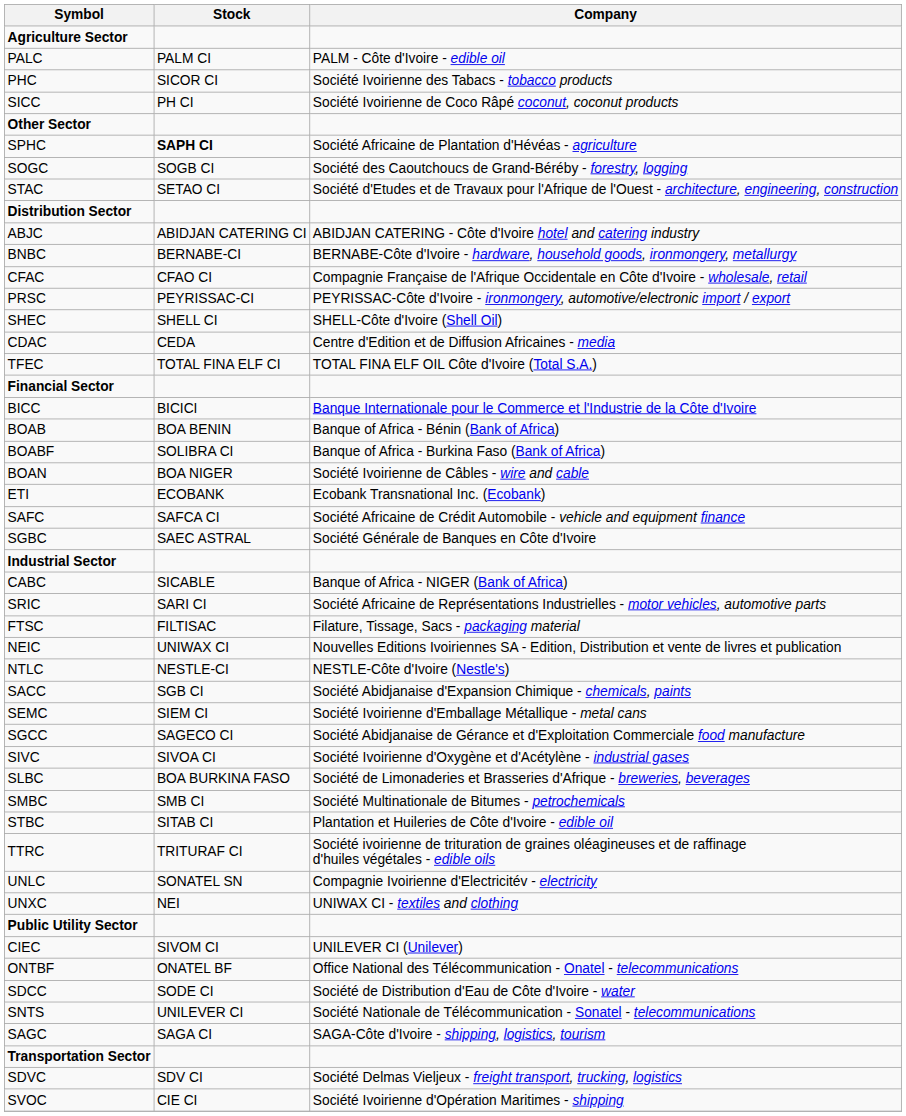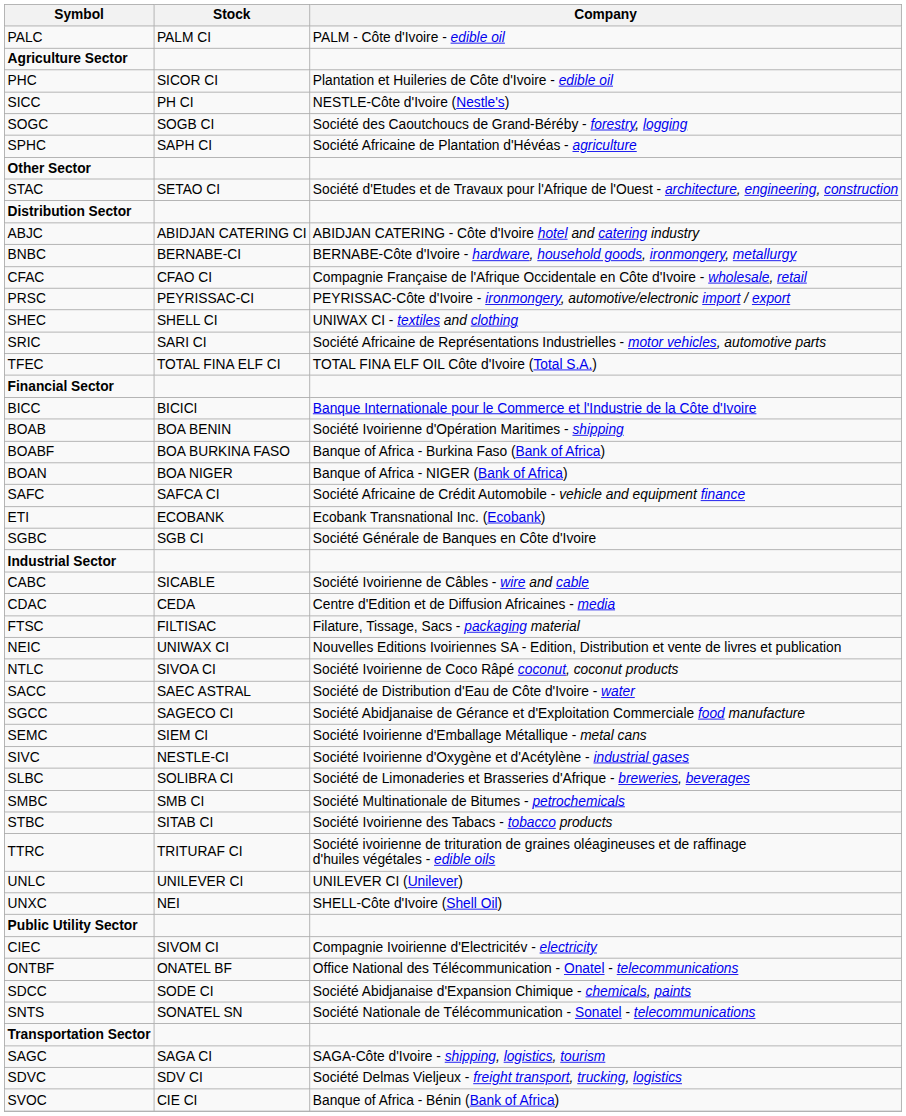rows swapped: (68, 37) <-> (25, 59)
(463, 80) Société Ivoirienne des Tabacs - tobacco products -> (463, 80) Plantation et Huileries de Côte d'Ivoire - edible oil
(496, 102) Société Ivoirienne de Coco Râpé coconut, coconut products -> (411, 102) NESTLE-Côte d'Ivoire (Nestle's)
rows swapped: (28, 168) <-> (49, 124)
(185, 146) bold -> (184, 146) normal
(407, 320) SHELL-Côte d'Ivoire (Shell Oil) -> (415, 320) UNIWAX CI - textiles and clothing
rows swapped: (24, 604) <-> (27, 342)
(436, 430) Banque of Africa - Bénin (Bank of Africa) -> (468, 430) Société Ivoirienne d'Opération Maritimes - shipping
(195, 451) SOLIBRA CI -> (223, 451) BOA BURKINA FASO
(451, 473) Société Ivoirienne de Câbles - wire and cable -> (440, 473) Banque of Africa - NIGER (Bank of Africa)
rows swapped: (18, 495) <-> (26, 517)
(204, 539) SAEC ASTRAL -> (180, 539) SGB CI
(440, 582) Banque of Africa - NIGER (Bank of Africa) -> (451, 582) Société Ivoirienne de Câbles - wire and cable
(193, 670) NESTLE-CI -> (186, 670) SIVOA CI
(411, 670) NESTLE-Côte d'Ivoire (Nestle's) -> (496, 670) Société Ivoirienne de Coco Râpé coconut, coconut products
(180, 691) SGB CI -> (204, 691) SAEC ASTRAL
(502, 691) Société Abidjanaise d'Expansion Chimique - chemicals, paints -> (474, 691) Société de Distribution d'Eau de Côte d'Ivoire - water
rows swapped: (27, 713) <-> (27, 735)
(186, 757) SIVOA CI -> (193, 757) NESTLE-CI
(223, 779) BOA BURKINA FASO -> (195, 779) SOLIBRA CI
(463, 822) Plantation et Huileries de Côte d'Ivoire - edible oil -> (463, 822) Société Ivoirienne des Tabacs - tobacco products
(200, 881) SONATEL SN -> (200, 881) UNILEVER CI
(455, 881) Compagnie Ivoirienne d'Electricitév - electricity -> (388, 881) UNILEVER CI (Unilever)
(415, 903) UNIWAX CI - textiles and clothing -> (407, 903) SHELL-Côte d'Ivoire (Shell Oil)
(388, 947) UNILEVER CI (Unilever) -> (455, 947) Compagnie Ivoirienne d'Electricitév - electricity
(474, 991) Société de Distribution d'Eau de Côte d'Ivoire - water -> (502, 991) Société Abidjanaise d'Expansion Chimique - chemicals, paints
(200, 1012) UNILEVER CI -> (200, 1012) SONATEL SN
rows swapped: (79, 1056) <-> (27, 1034)
(468, 1100) Société Ivoirienne d'Opération Maritimes - shipping -> (436, 1100) Banque of Africa - Bénin (Bank of Africa)
